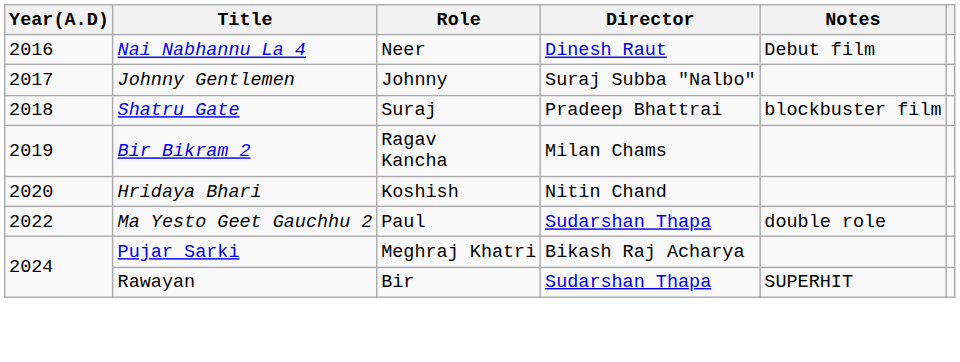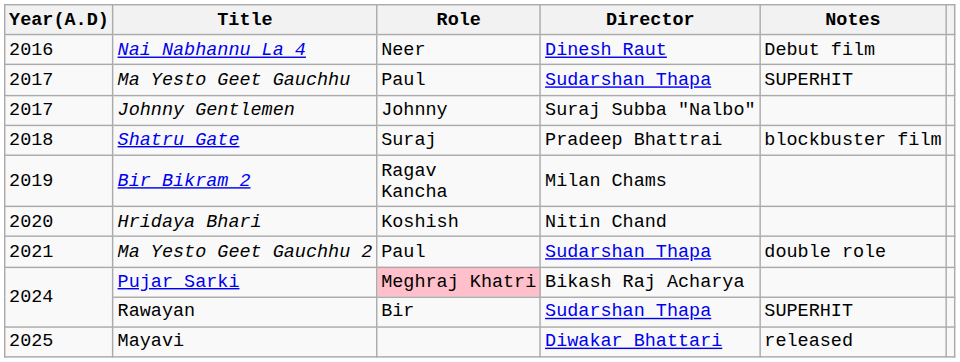+ row: (234, 80)
(31, 222) 2022 -> (31, 252) 2021
(459, 252) no background -> (459, 282) pink background
+ row: (151, 342)
